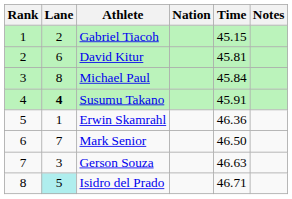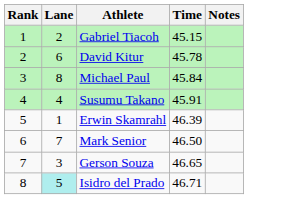- column: (191, 15)
(232, 57) 45.81 -> (187, 57) 45.78
(59, 99) bold -> (59, 99) normal
(232, 120) 46.36 -> (187, 120) 46.39
(232, 162) 46.63 -> (187, 162) 46.65
